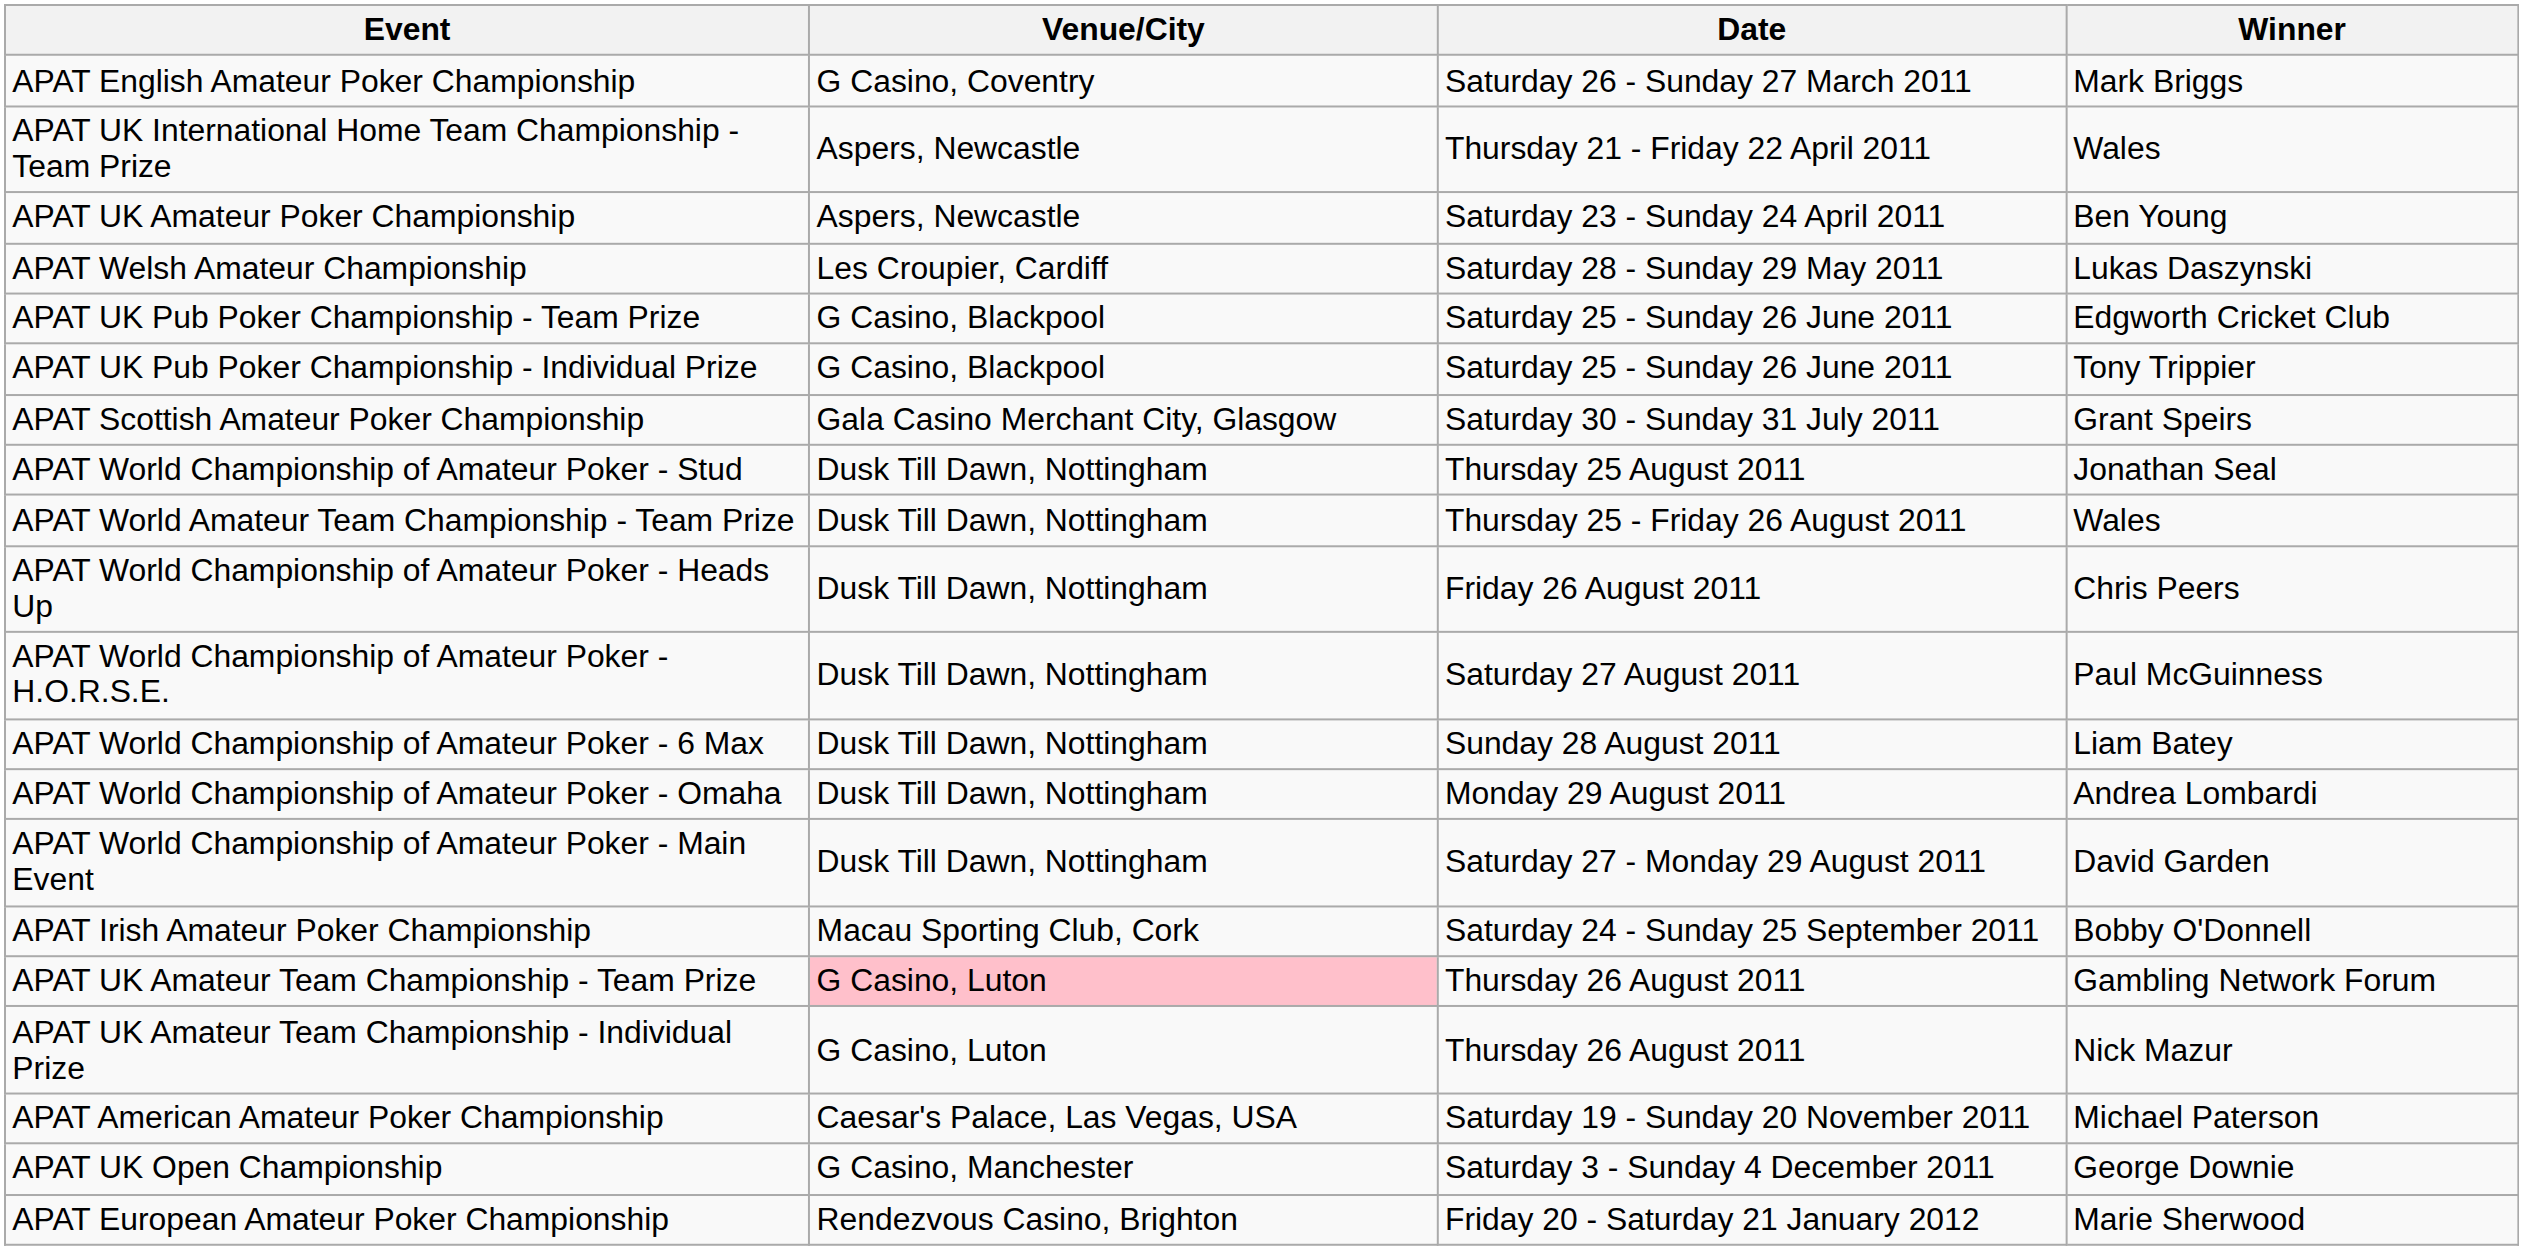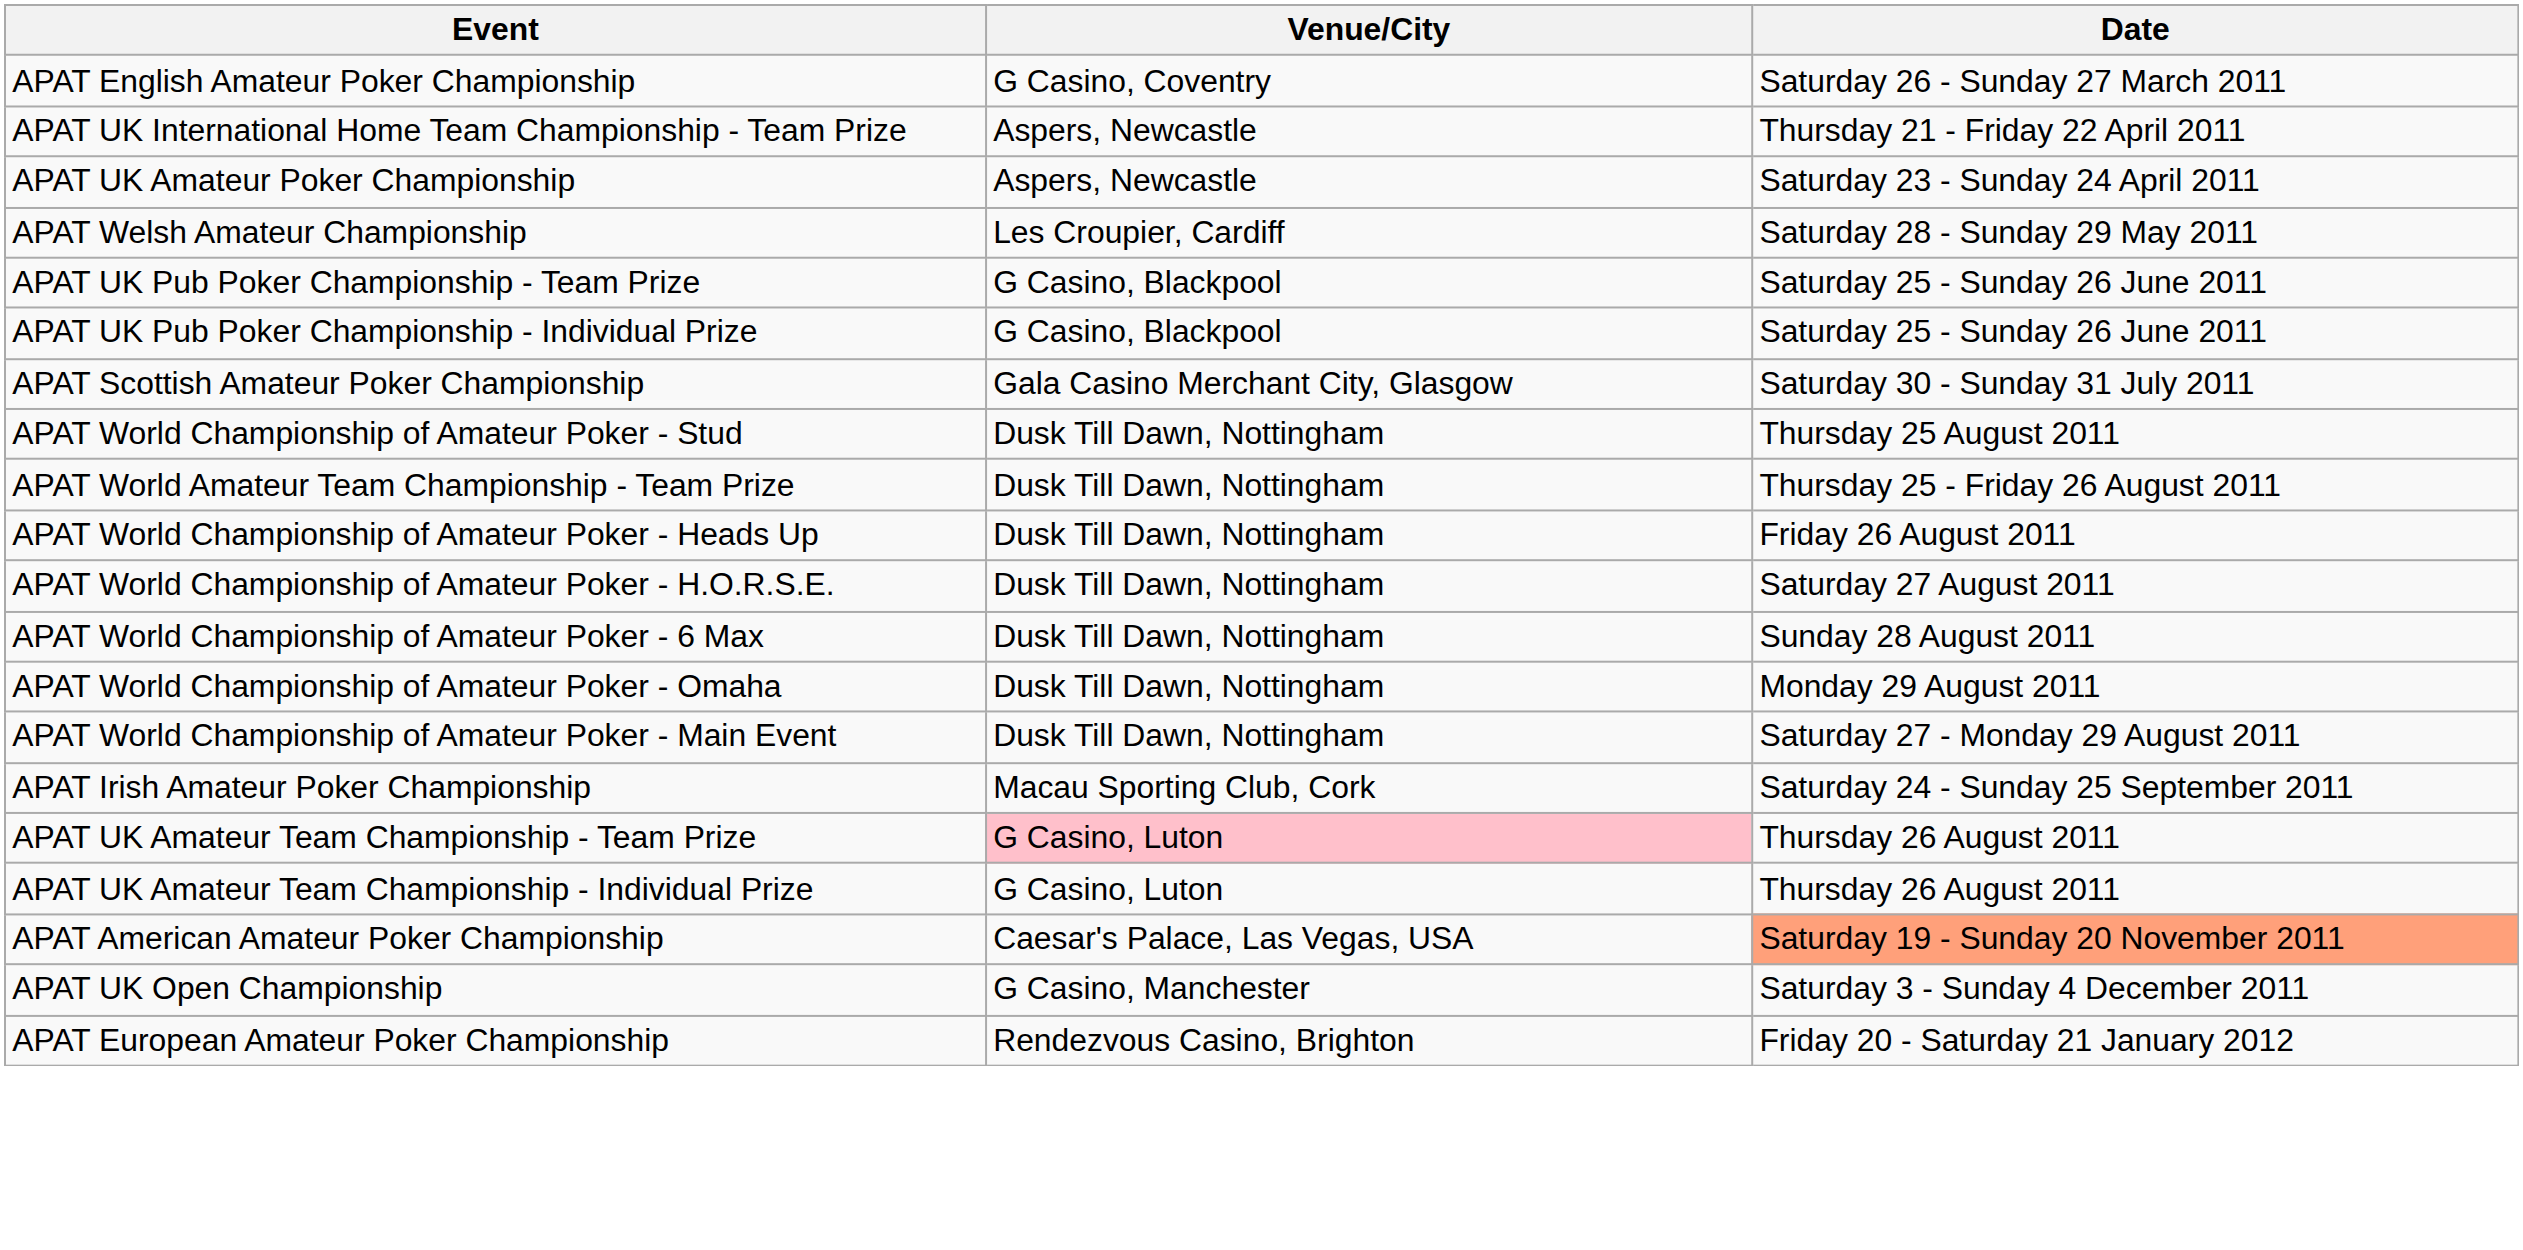- column: (2292, 29)
(1738, 1117) no background -> (2052, 938) lightsalmon background
